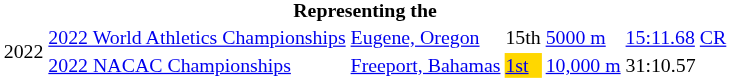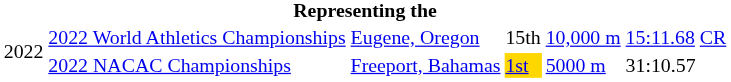(576, 38) 5000 m -> (583, 38) 10,000 m
(583, 65) 10,000 m -> (576, 65) 5000 m
